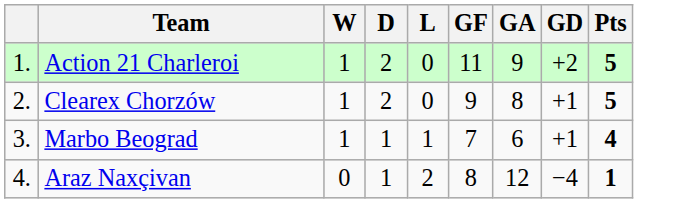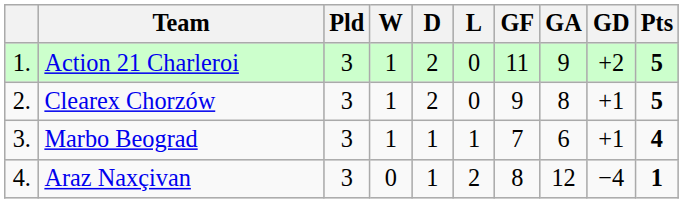+ column: (347, 23)
